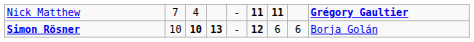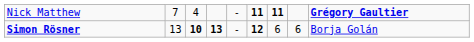(175, 29) 10 -> (175, 29) 13
